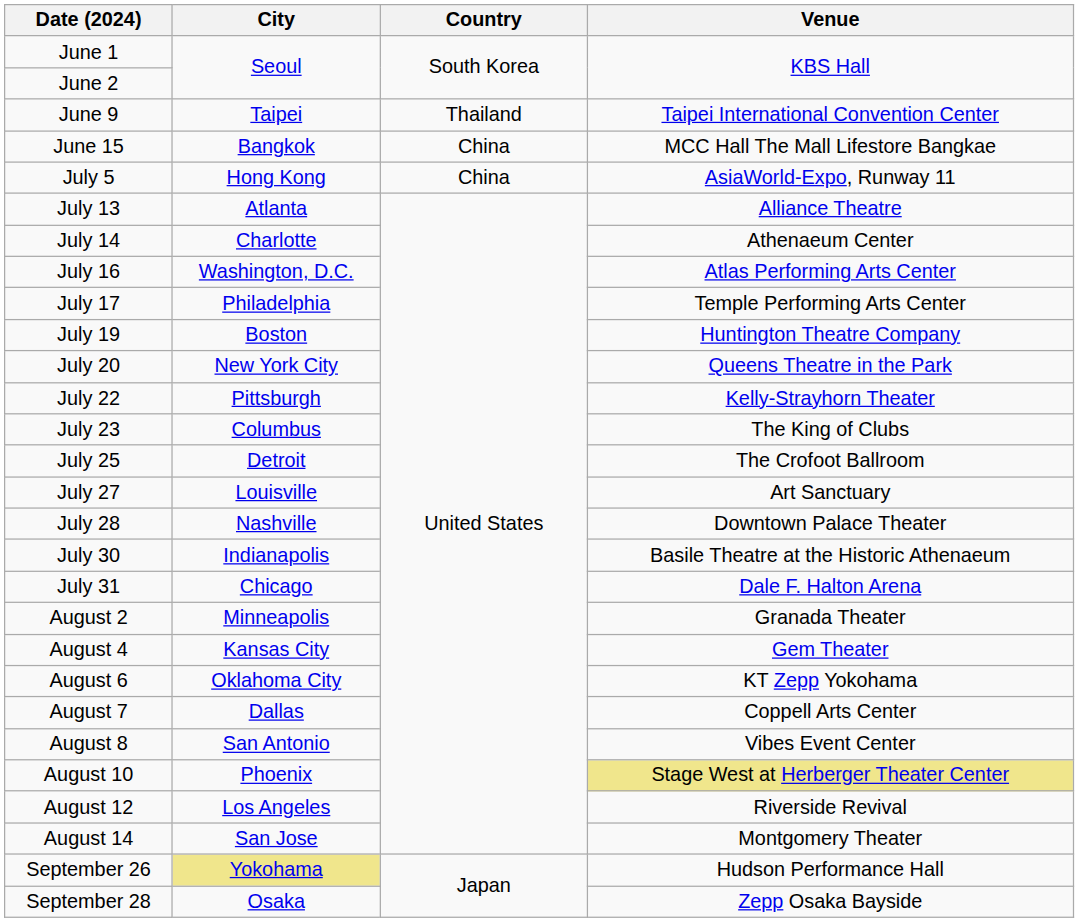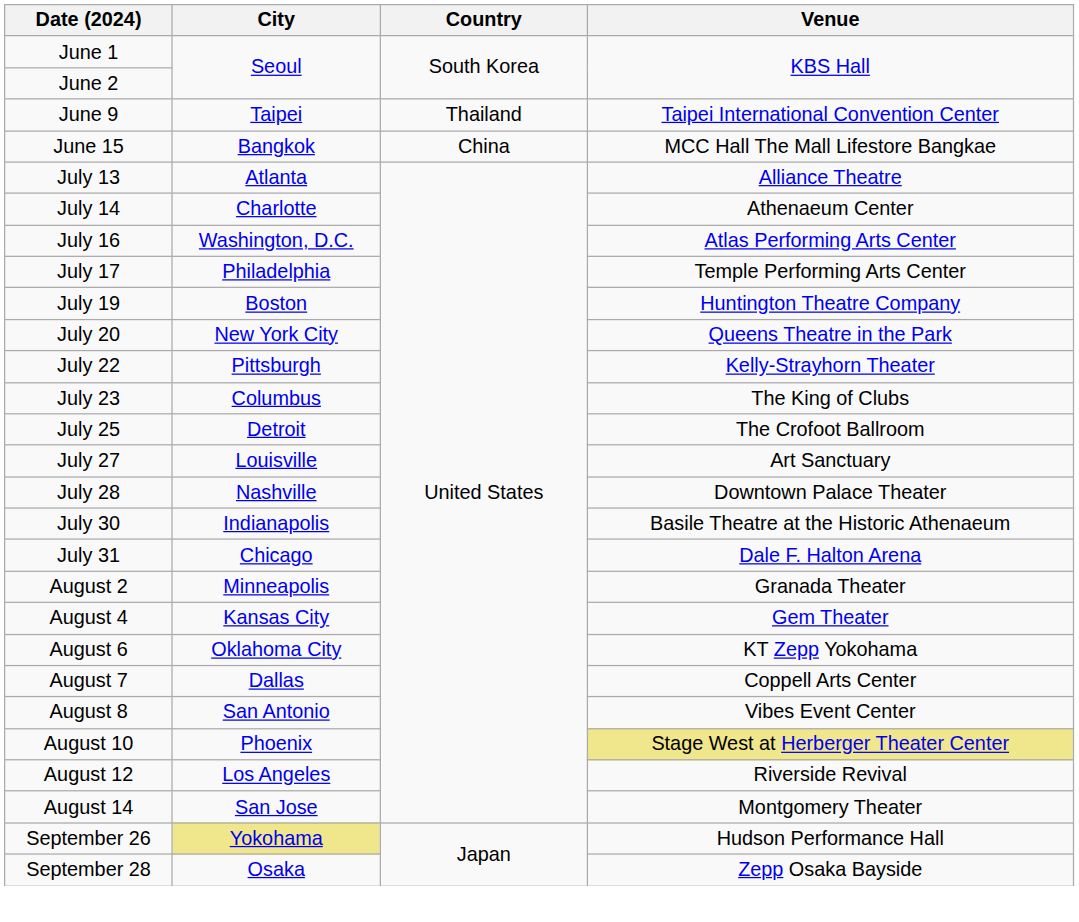- row: (89, 177)
